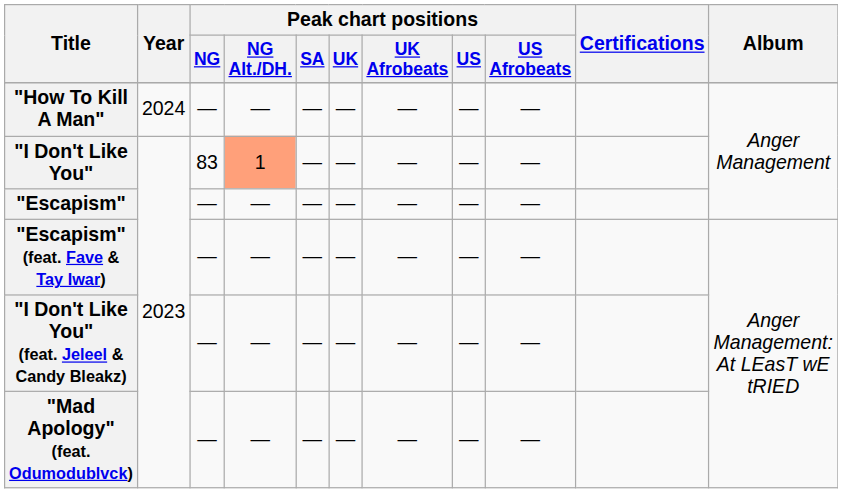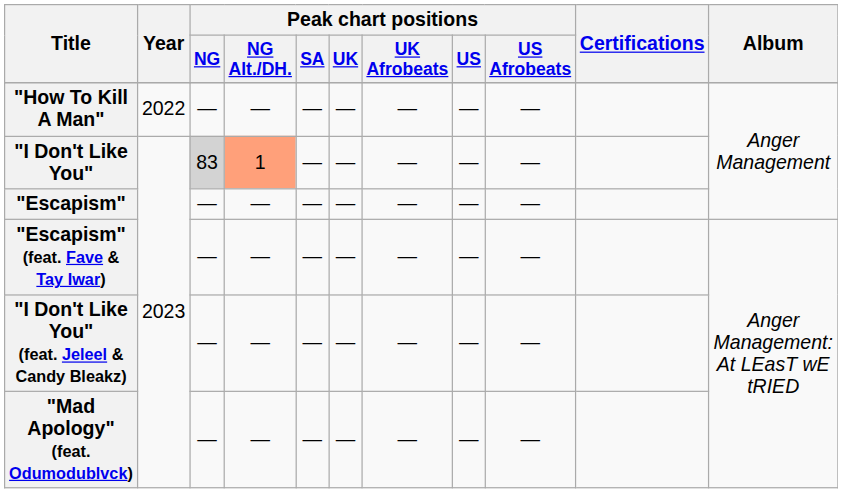(164, 109) 2024 -> (164, 109) 2022
(207, 162) no background -> (207, 162) lightgrey background
